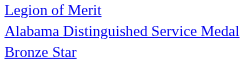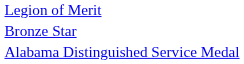rows swapped: (41, 52) <-> (122, 31)
